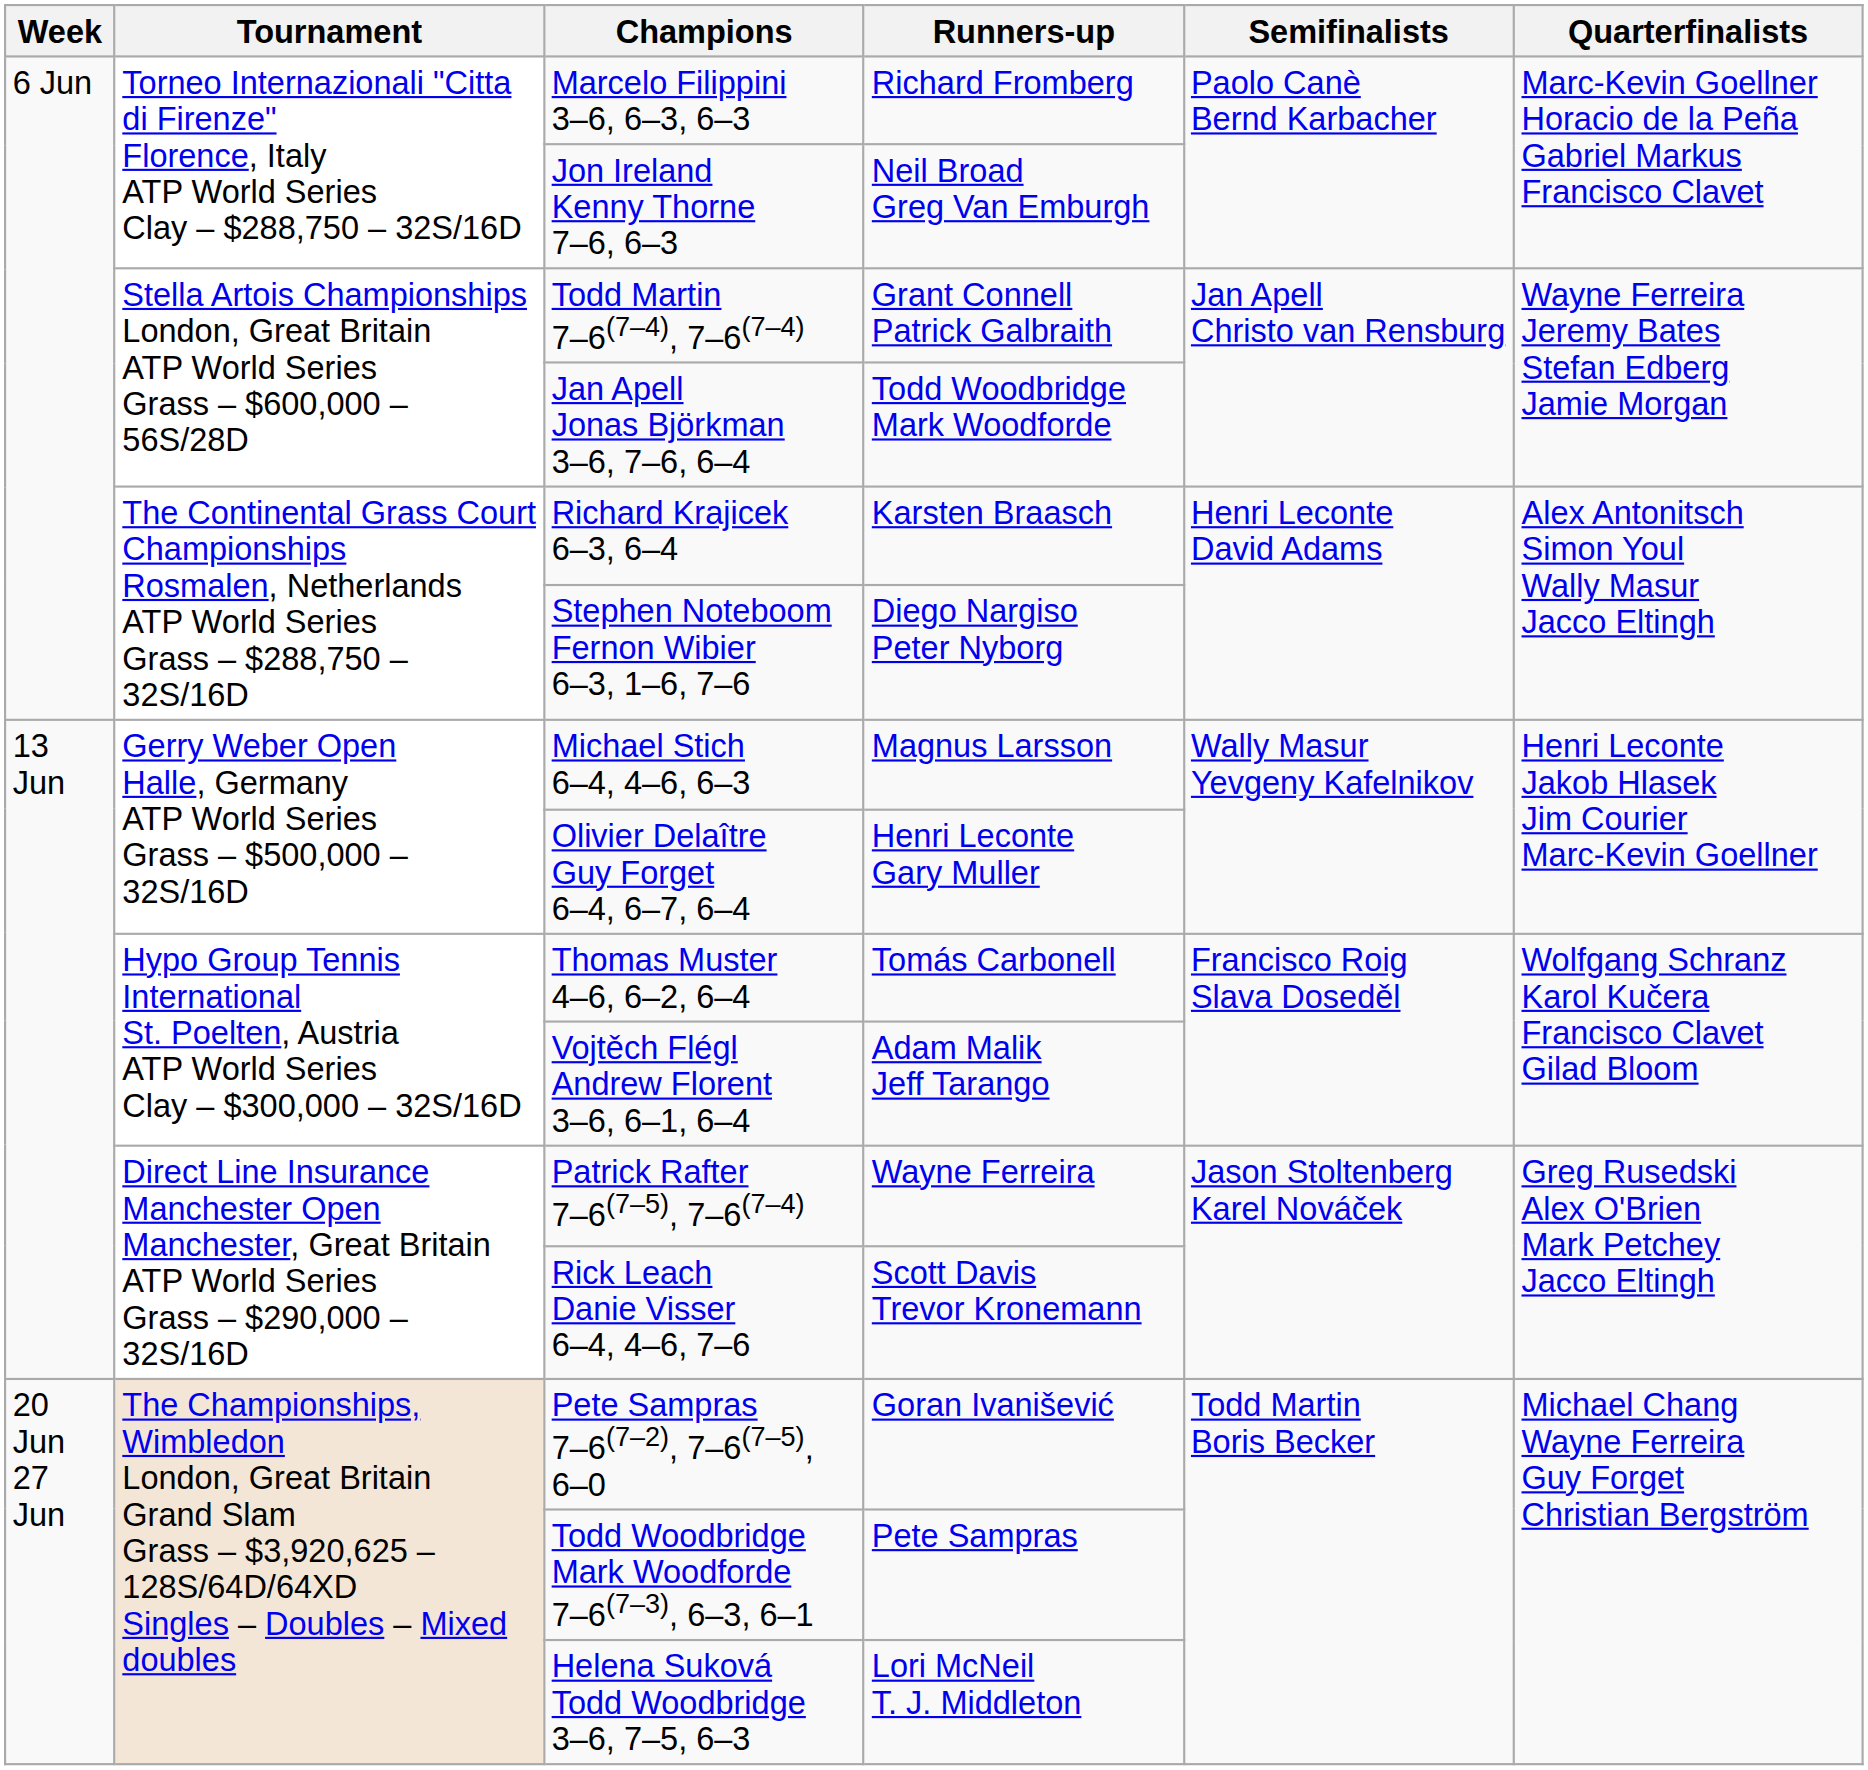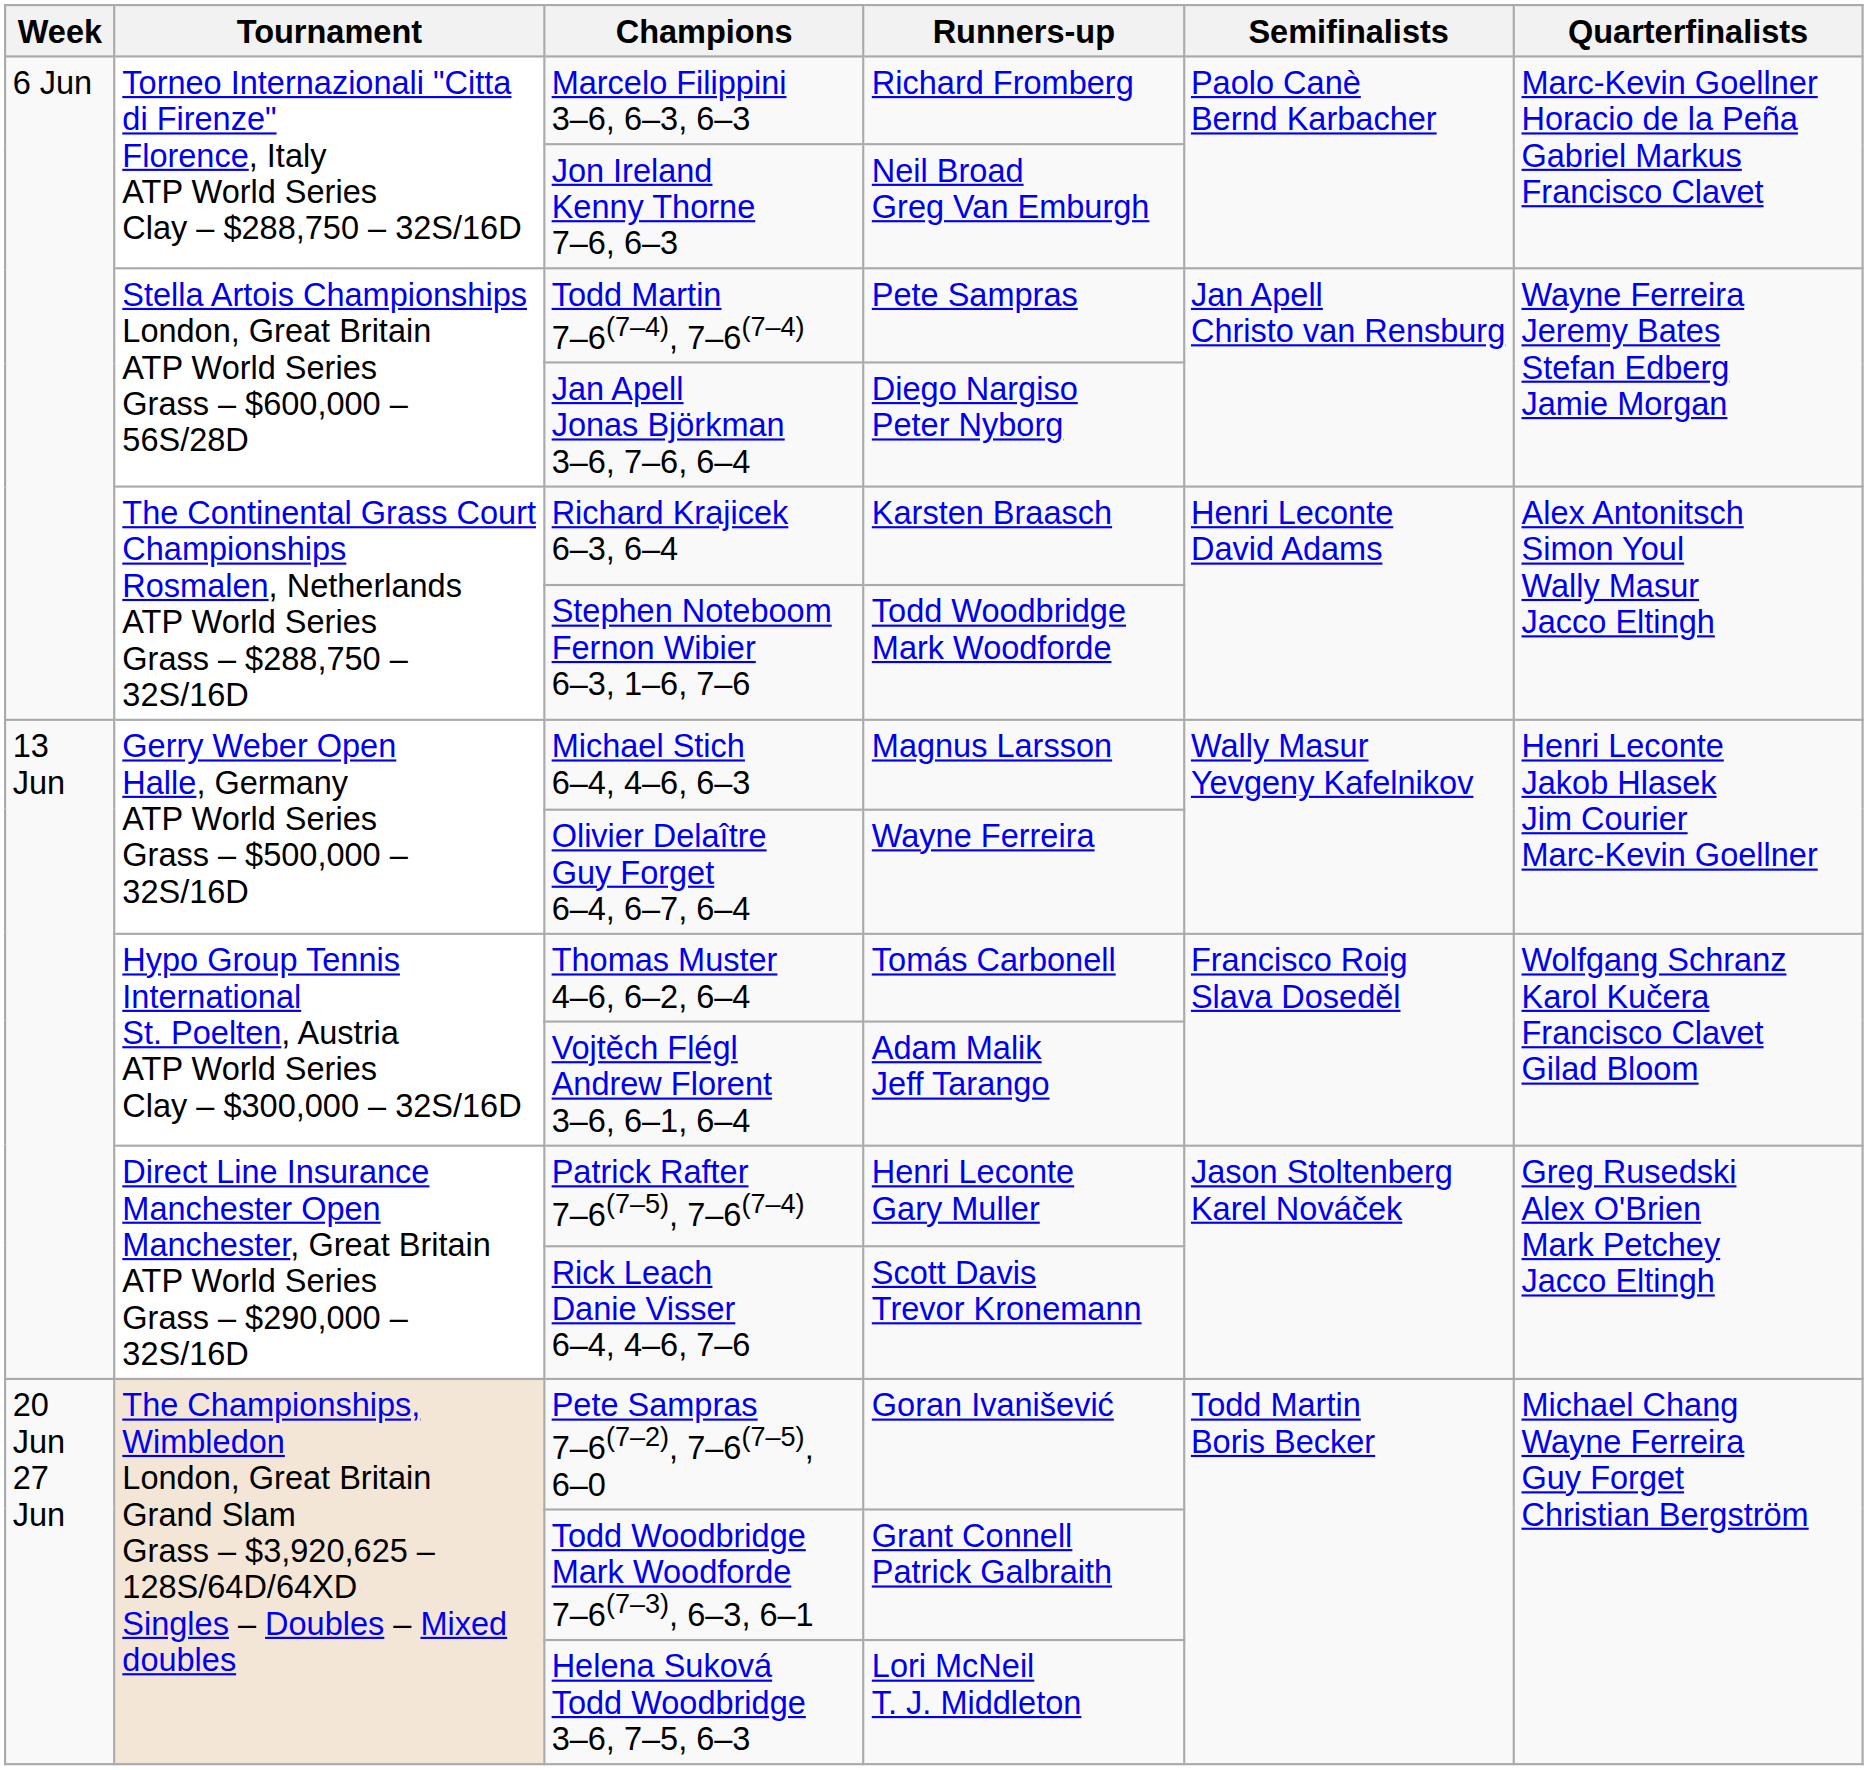(992, 313) Grant Connell Patrick Galbraith -> (975, 295) Pete Sampras
(999, 407) Todd Woodbridge Mark Woodforde -> (975, 407) Diego Nargiso Peter Nyborg
(975, 628) Diego Nargiso Peter Nyborg -> (999, 628) Todd Woodbridge Mark Woodforde
(973, 853) Henri Leconte Gary Muller -> (983, 835) Wayne Ferreira
(983, 1171) Wayne Ferreira -> (973, 1189) Henri Leconte Gary Muller
(975, 1535) Pete Sampras -> (992, 1553) Grant Connell Patrick Galbraith
